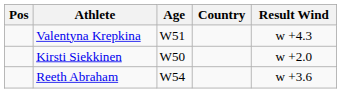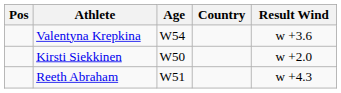(172, 35) W51 -> (172, 35) W54
(294, 35) w +4.3 -> (294, 35) w +3.6
(172, 77) W54 -> (172, 77) W51
(294, 77) w +3.6 -> (294, 77) w +4.3
